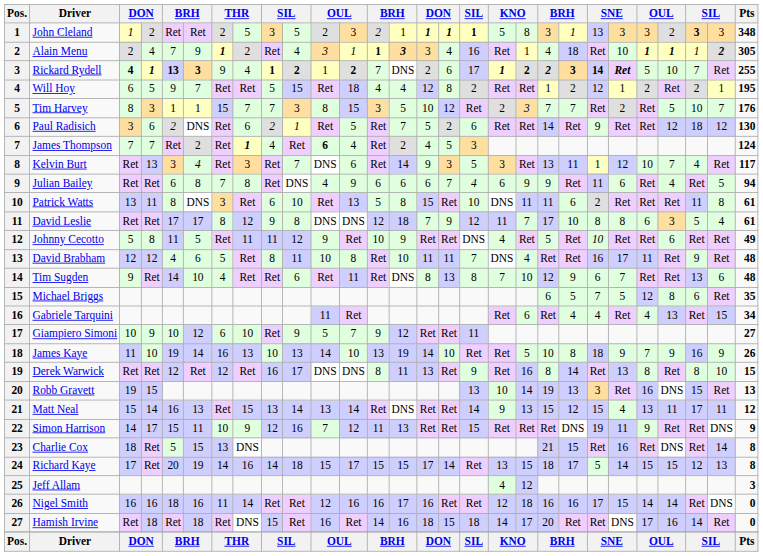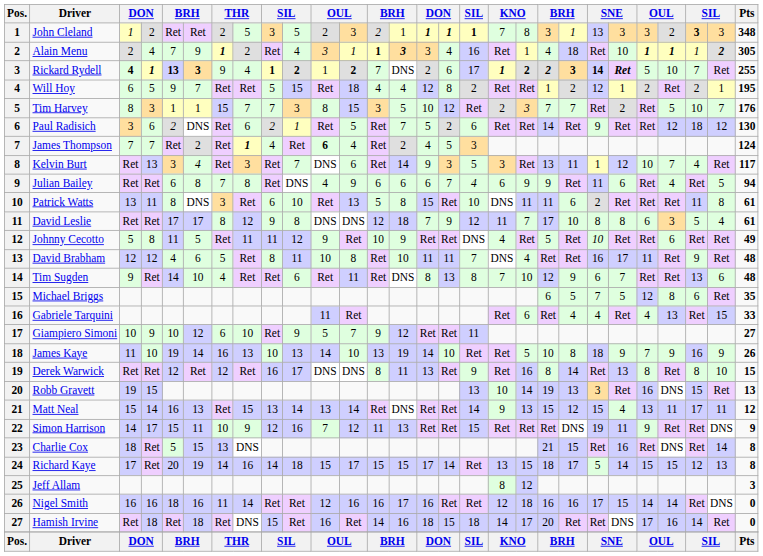(502, 32) 5 -> (502, 32) 7
(750, 315) 34 -> (750, 315) 33
(502, 484) 4 -> (502, 484) 8
